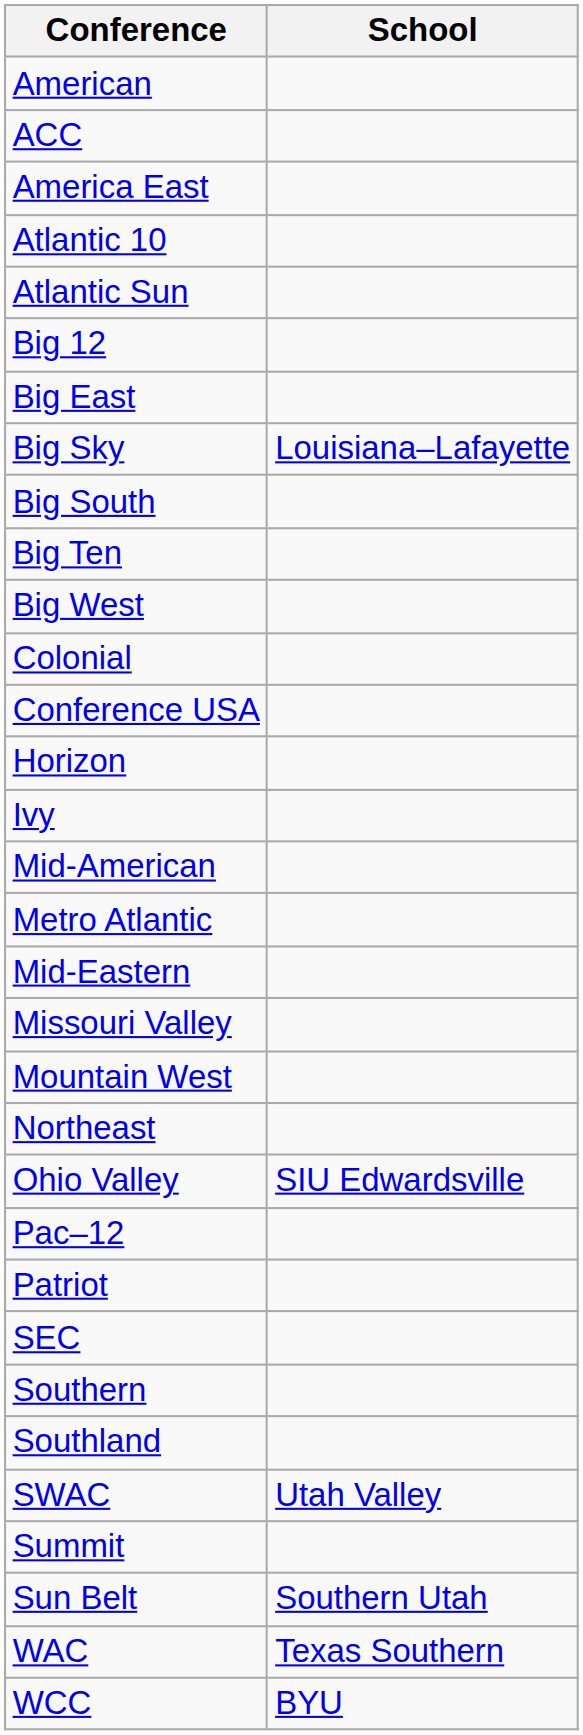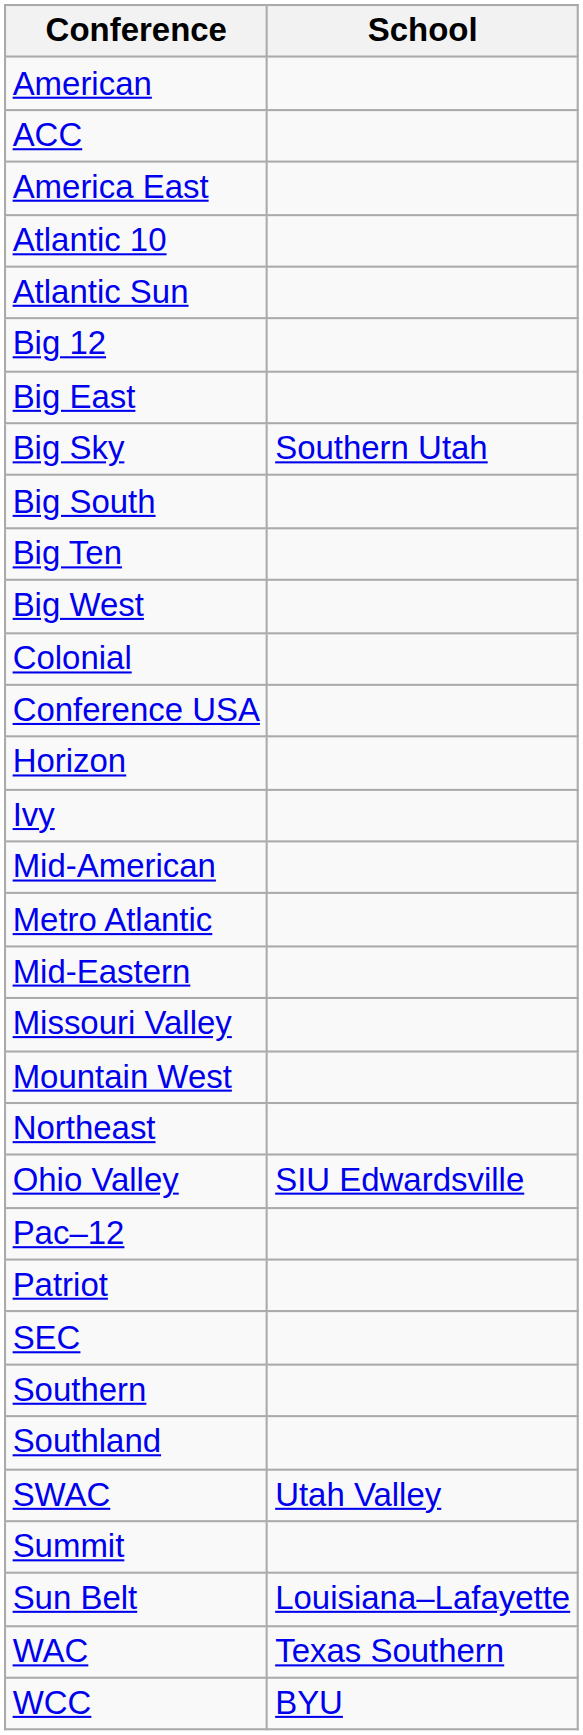(423, 448) Louisiana–Lafayette -> (381, 448) Southern Utah
(381, 1598) Southern Utah -> (423, 1598) Louisiana–Lafayette
